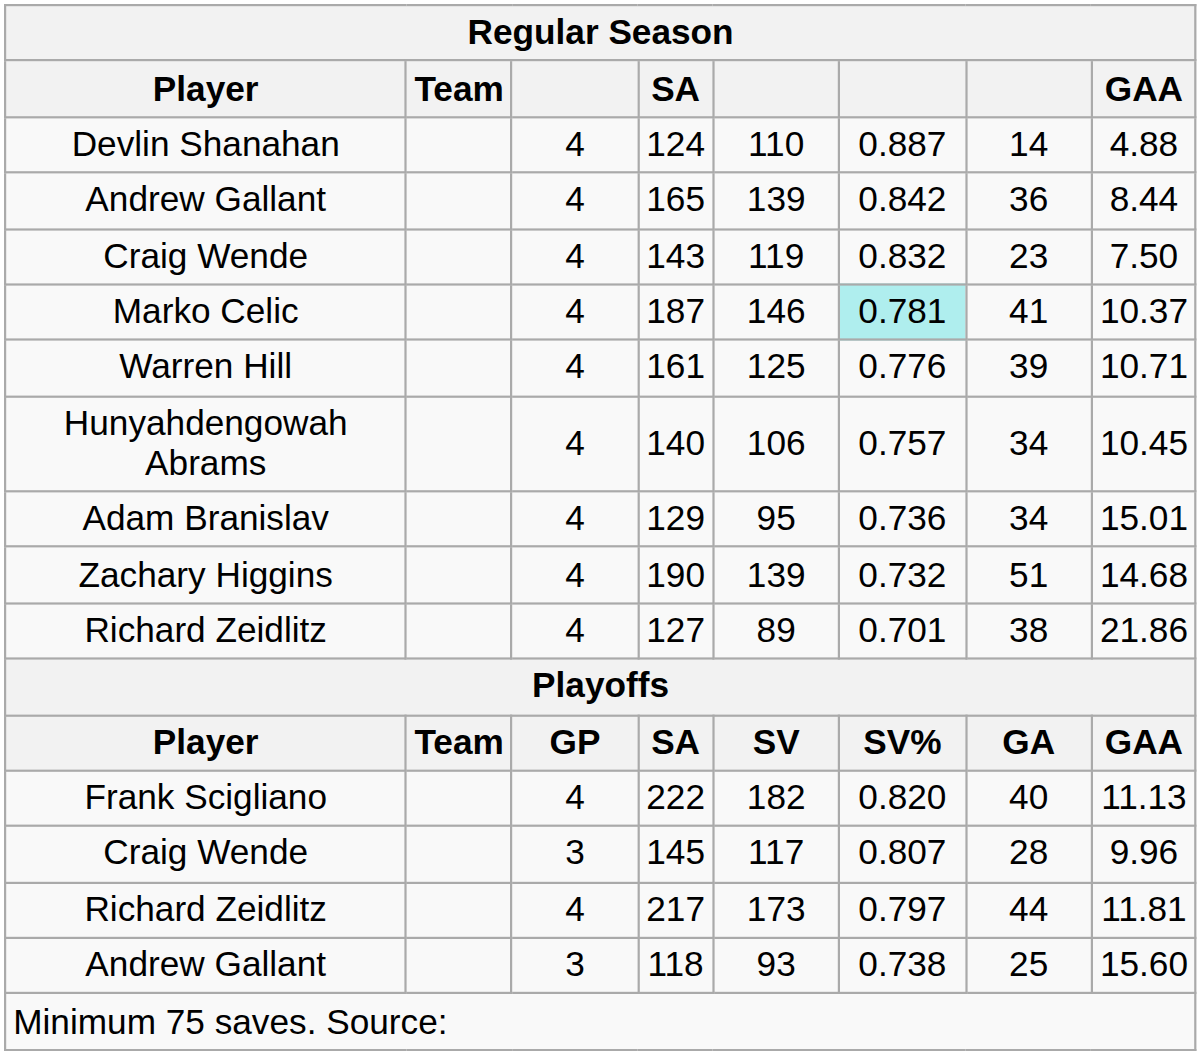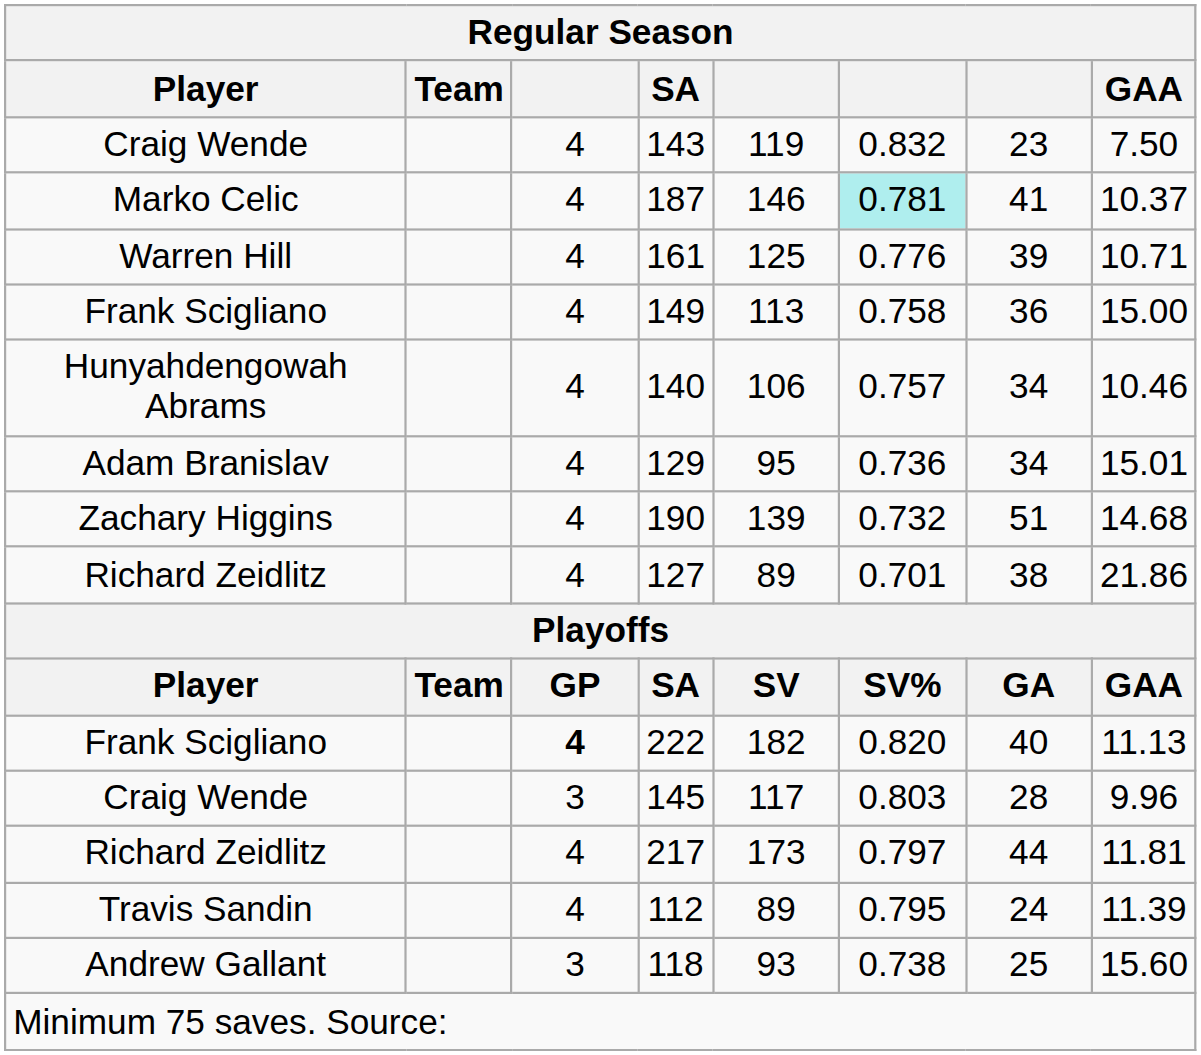- row: (676, 144)
- row: (676, 199)
+ row: (676, 311)
(1144, 442) 10.45 -> (1144, 387) 10.46
(575, 797) normal -> (575, 741) bold
(902, 853) 0.807 -> (902, 797) 0.803
+ row: (676, 909)
